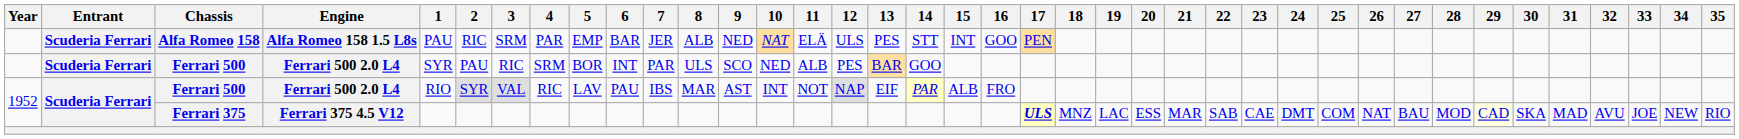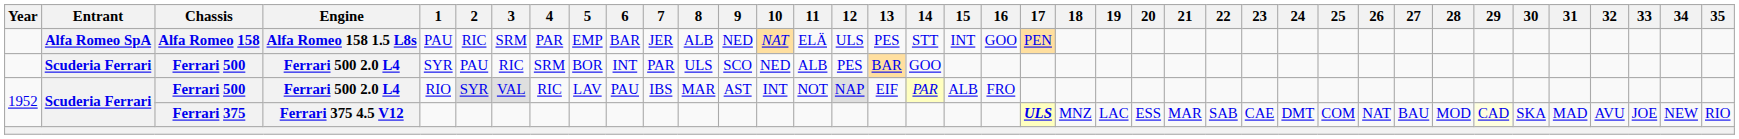(98, 40) Scuderia Ferrari -> (98, 40) Alfa Romeo SpA
